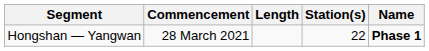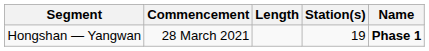(358, 35) 22 -> (358, 35) 19
